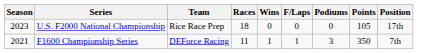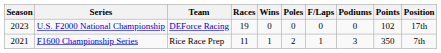+ column: (293, 12)
(197, 26) Rice Race Prep -> (199, 26) DEForce Racing
(244, 26) 18 -> (244, 26) 19
(364, 26) 105 -> (388, 26) 102
(199, 41) DEForce Racing -> (197, 41) Rice Race Prep
